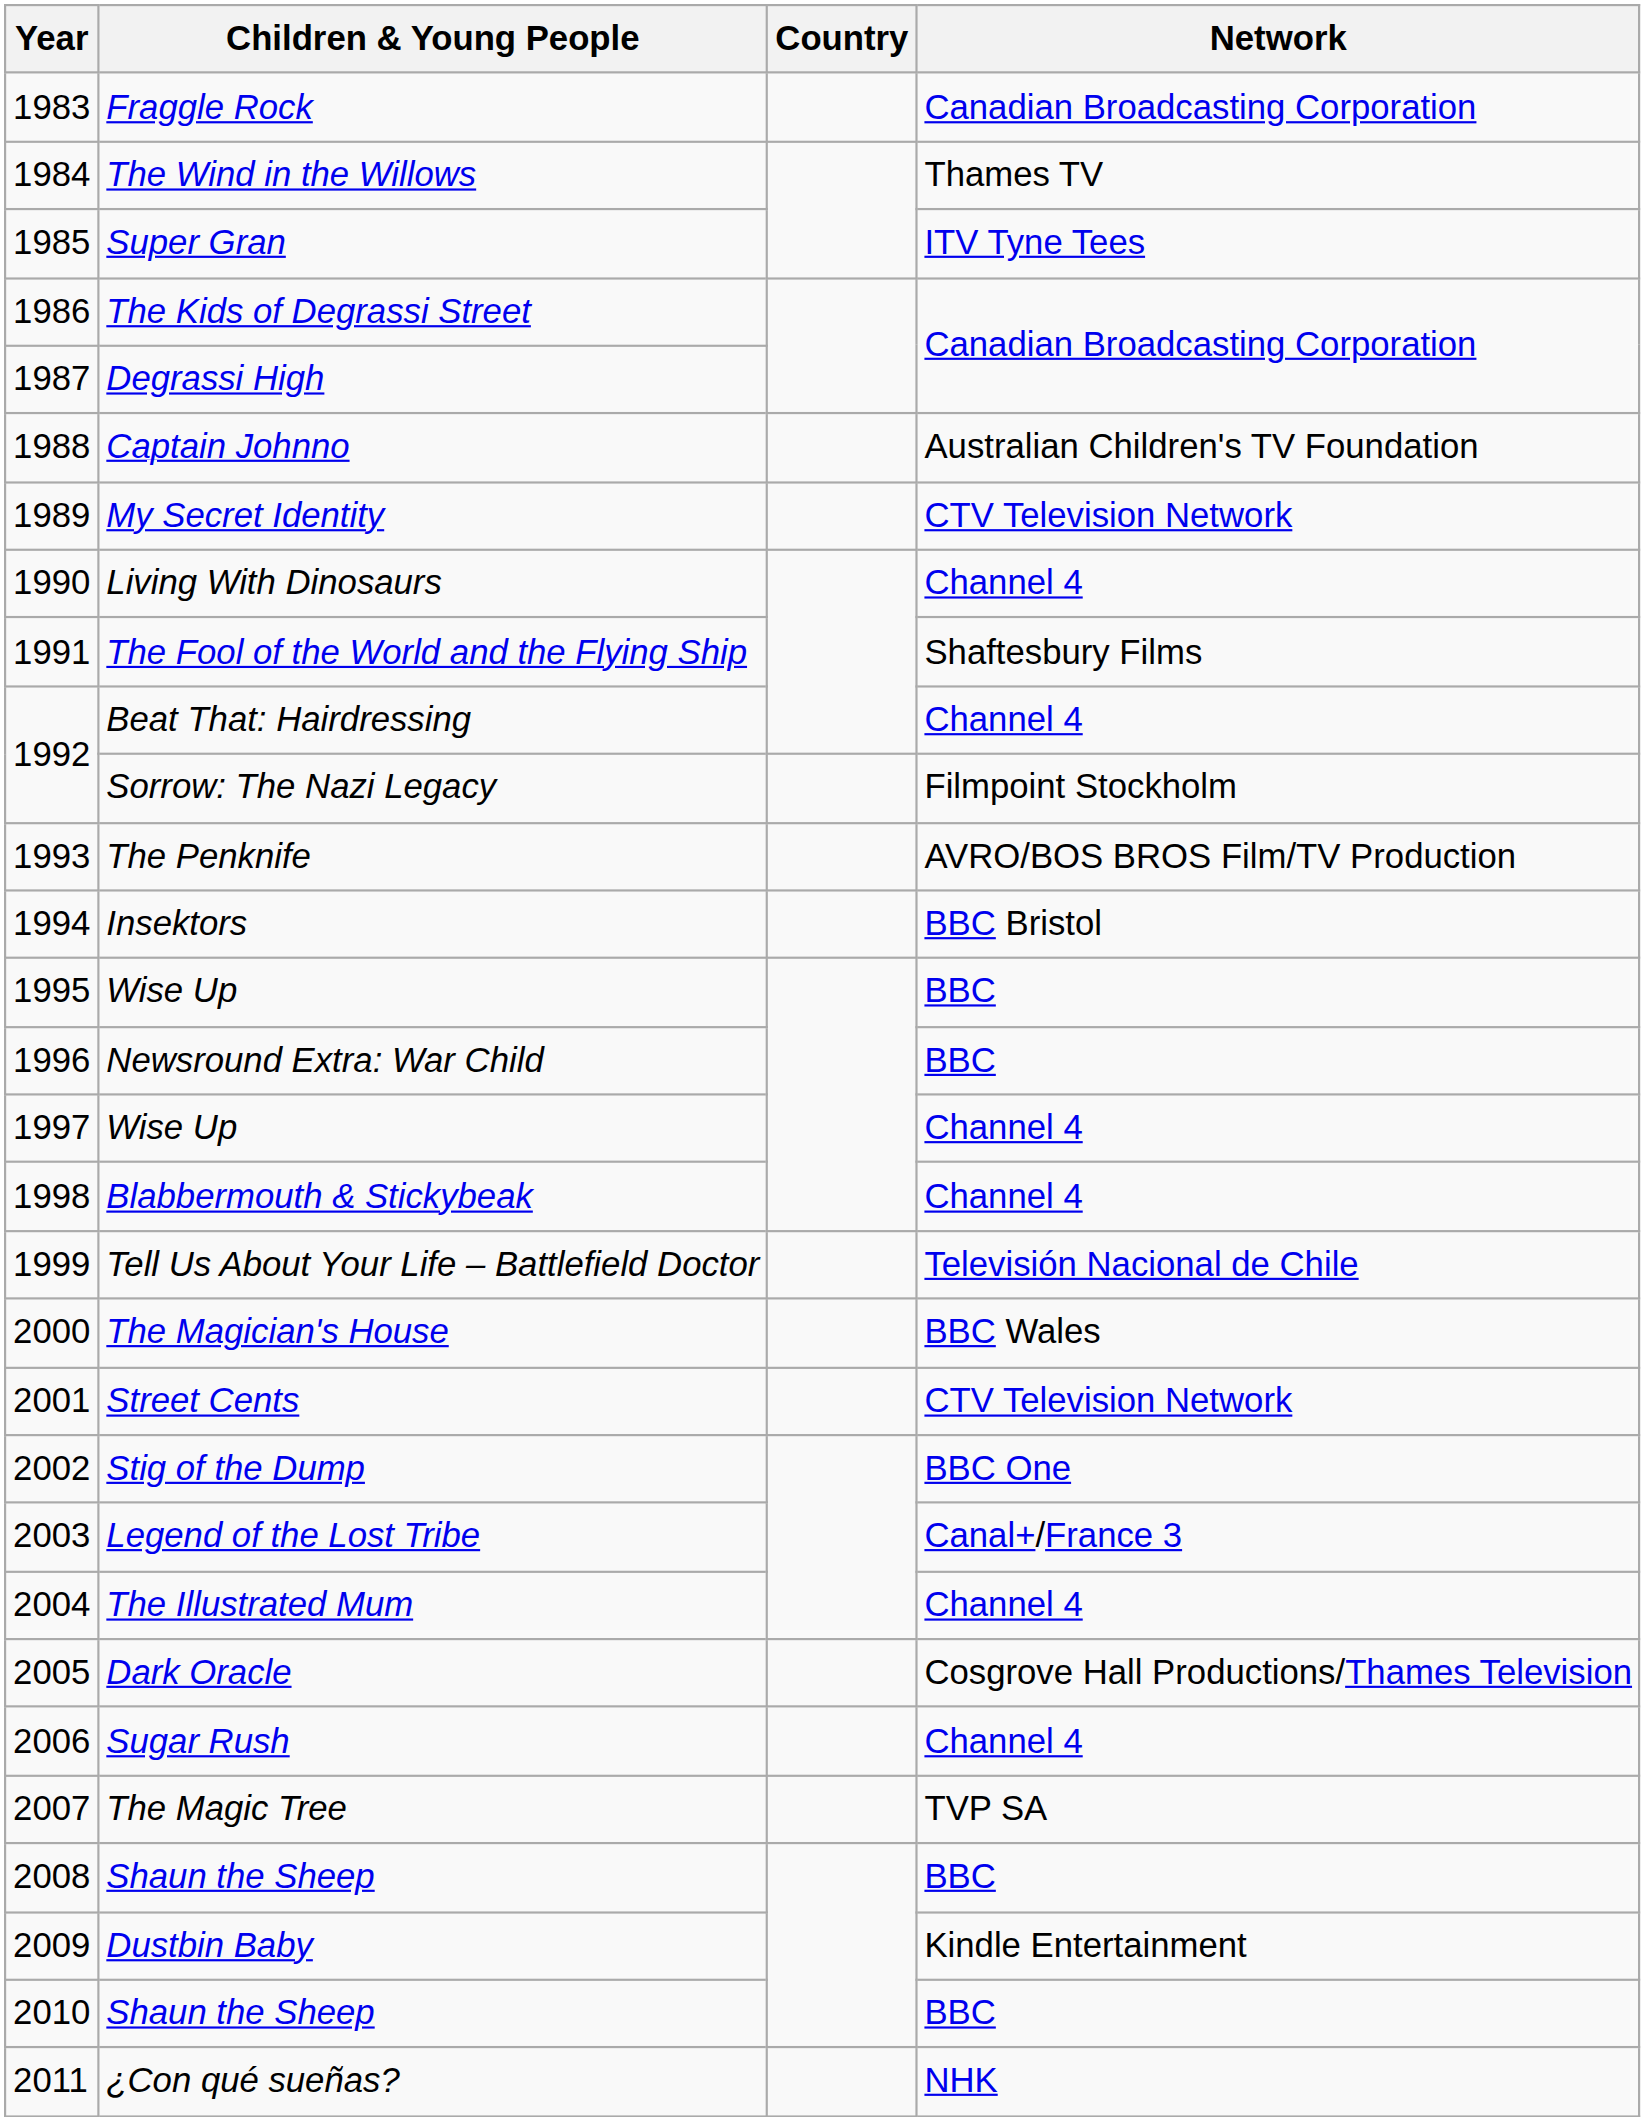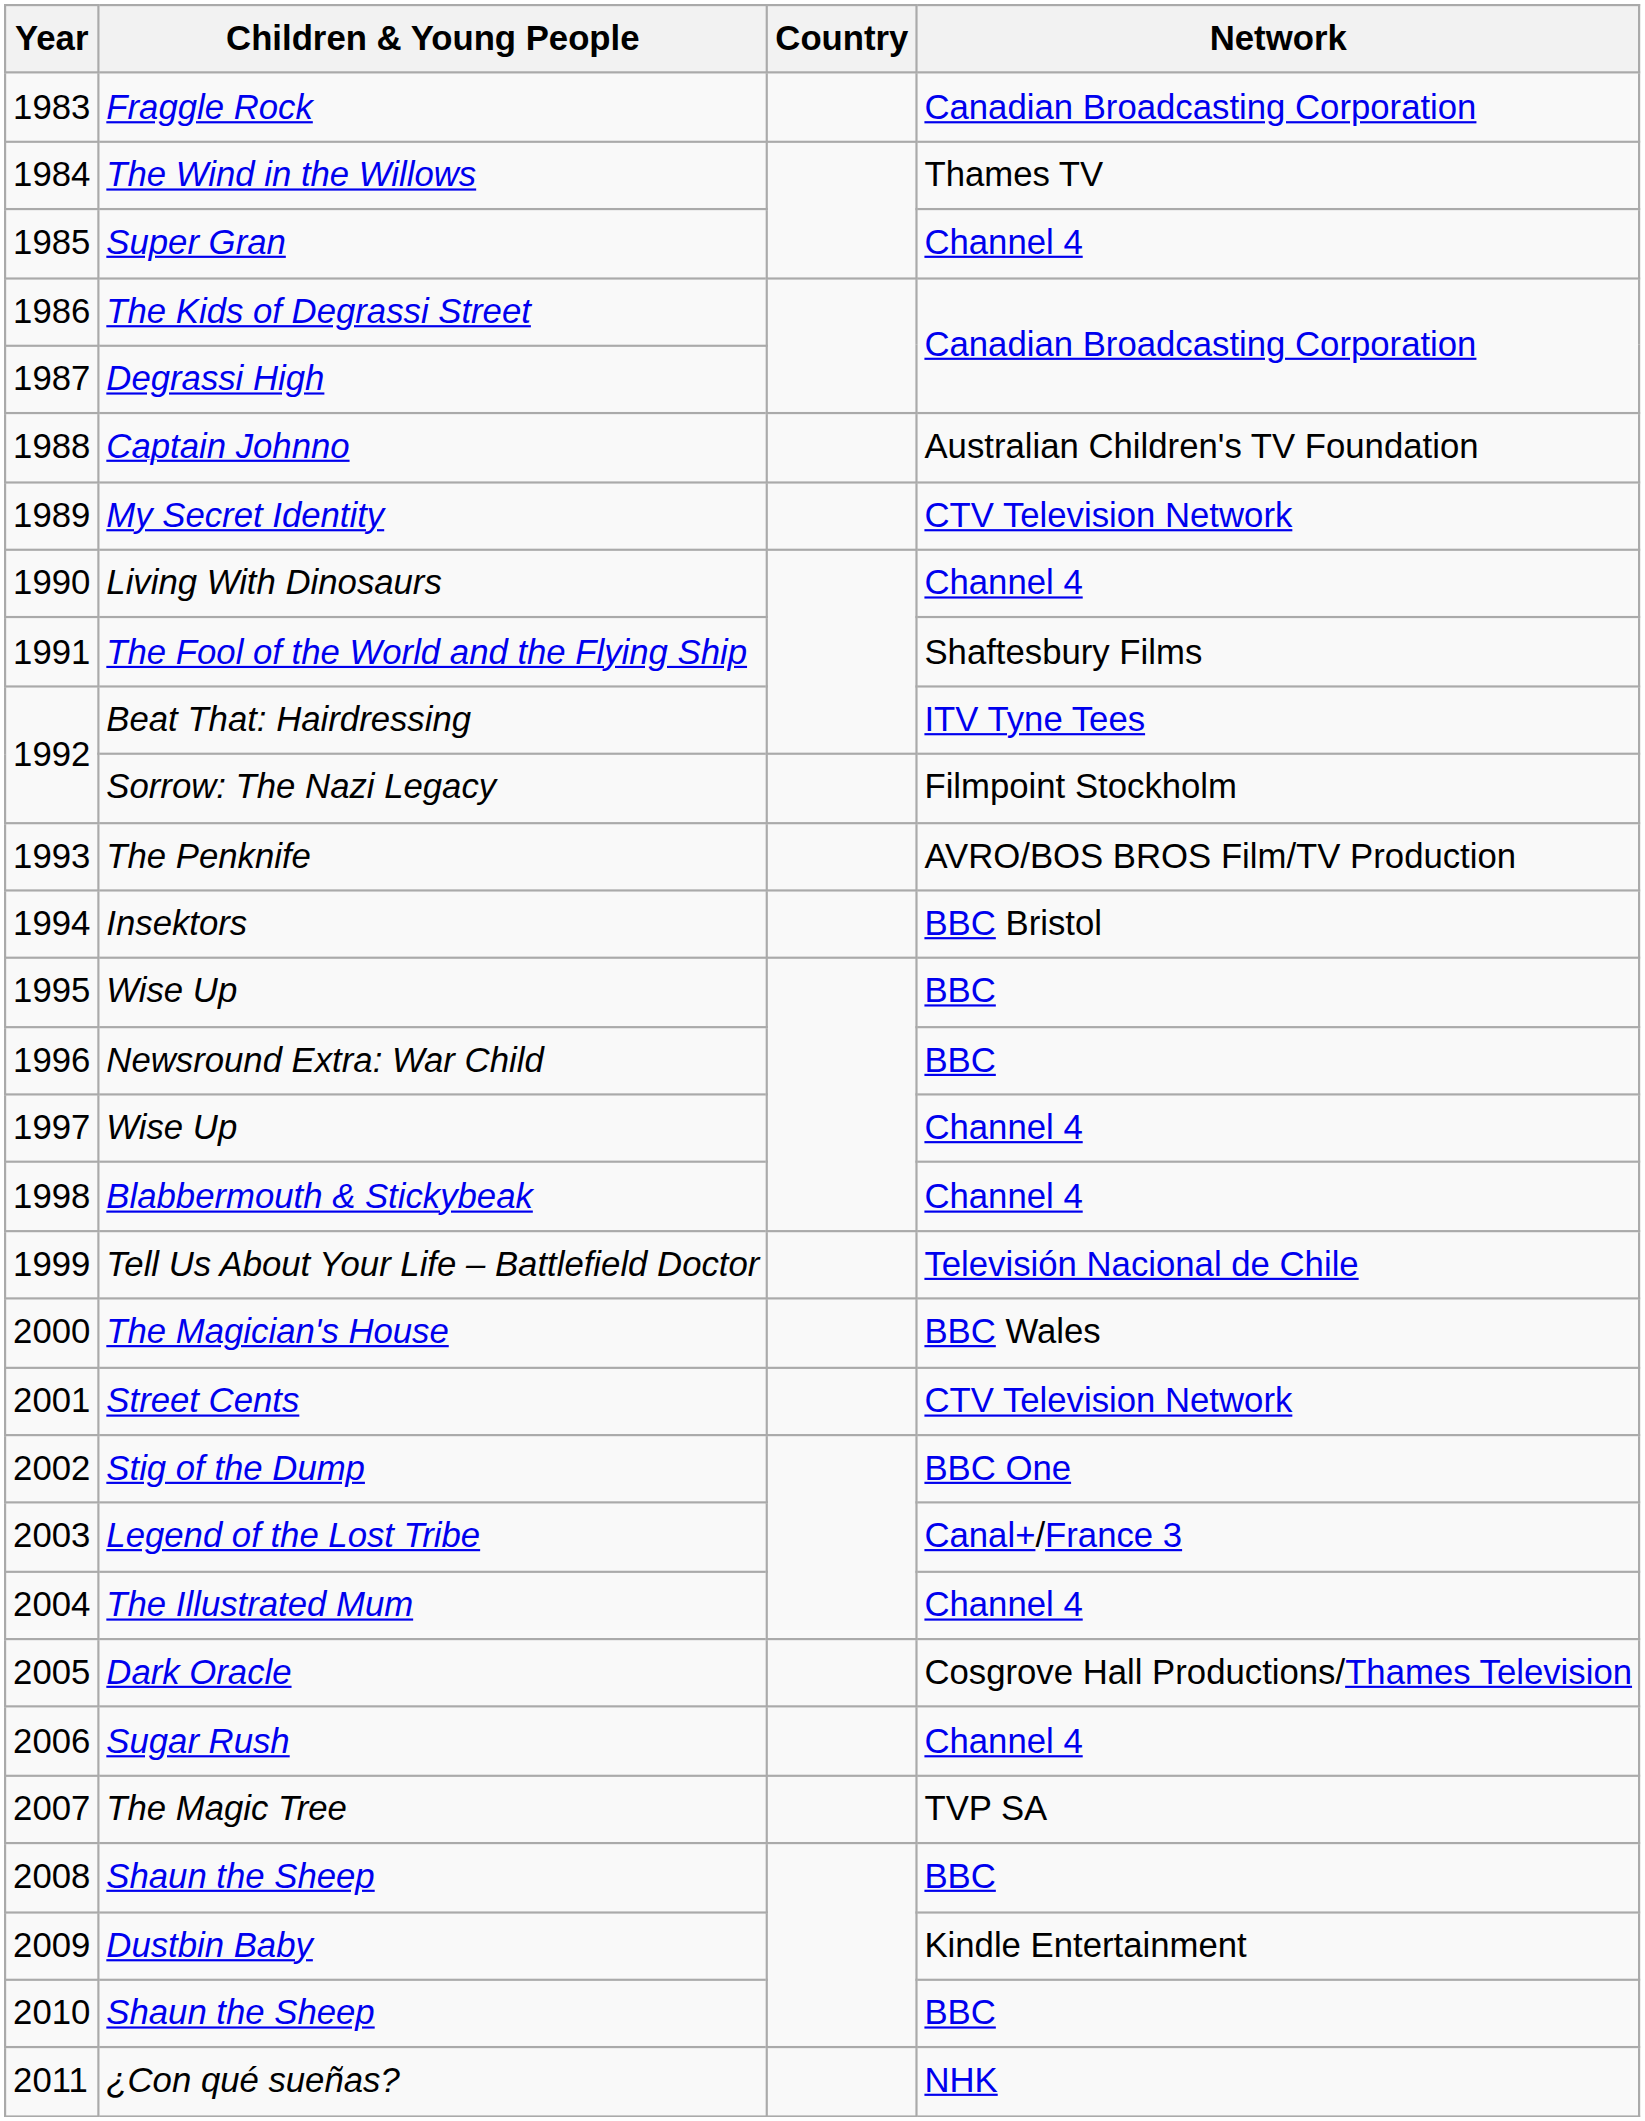(1035, 242) ITV Tyne Tees -> (1004, 242) Channel 4
(1004, 719) Channel 4 -> (1035, 719) ITV Tyne Tees
